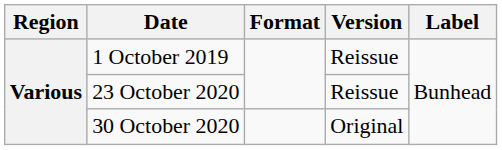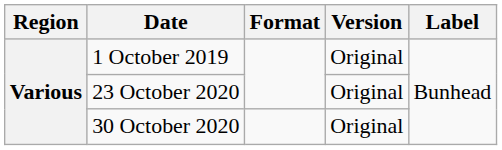(364, 56) Reissue -> (367, 56) Original
(364, 91) Reissue -> (367, 91) Original
